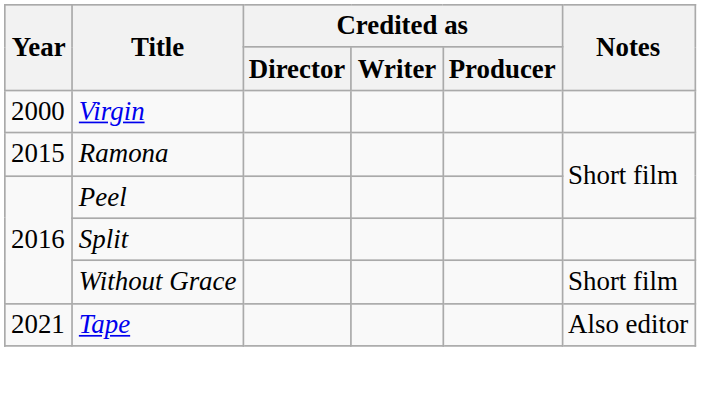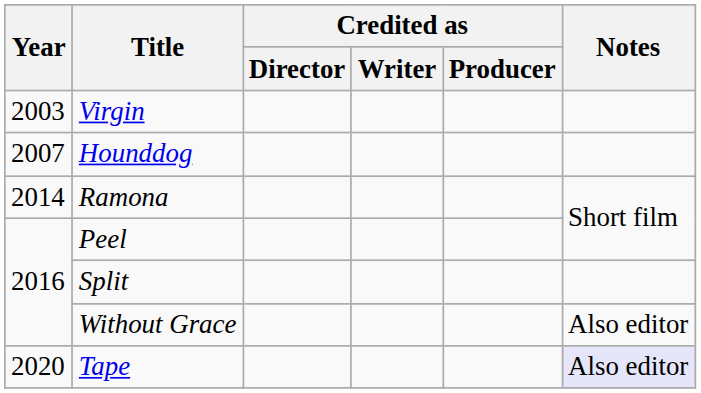(38, 111) 2000 -> (38, 111) 2003
+ row: (136, 153)
(38, 153) 2015 -> (38, 196) 2014
(623, 281) Short film -> (628, 324) Also editor
(38, 324) 2021 -> (38, 366) 2020
(628, 324) no background -> (628, 366) lavender background
